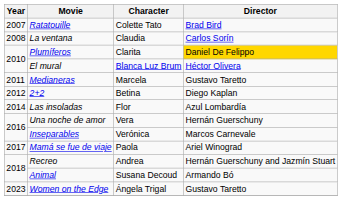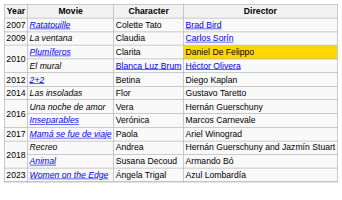(16, 39) 2008 -> (16, 39) 2009
- row: (52, 80)
(216, 107) Azul Lombardía -> (216, 93) Gustavo Taretto
(216, 189) Gustavo Taretto -> (216, 175) Azul Lombardía
